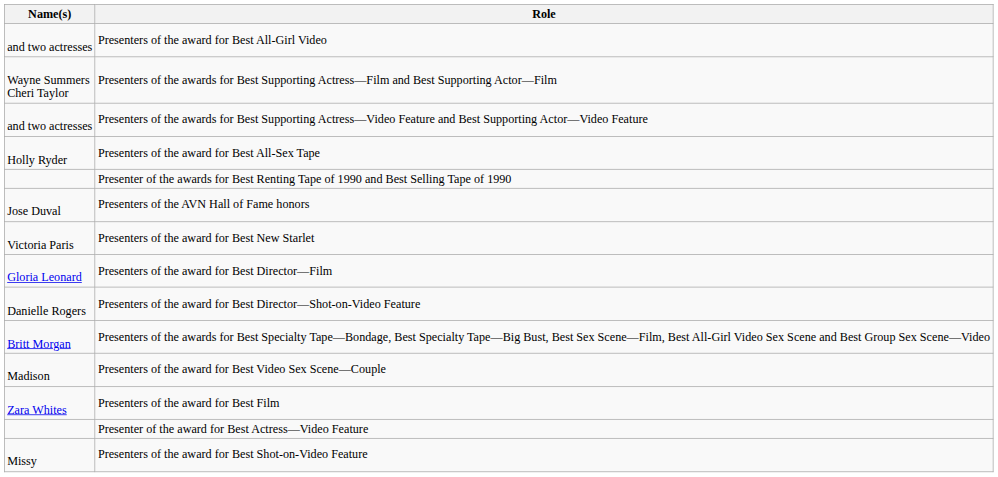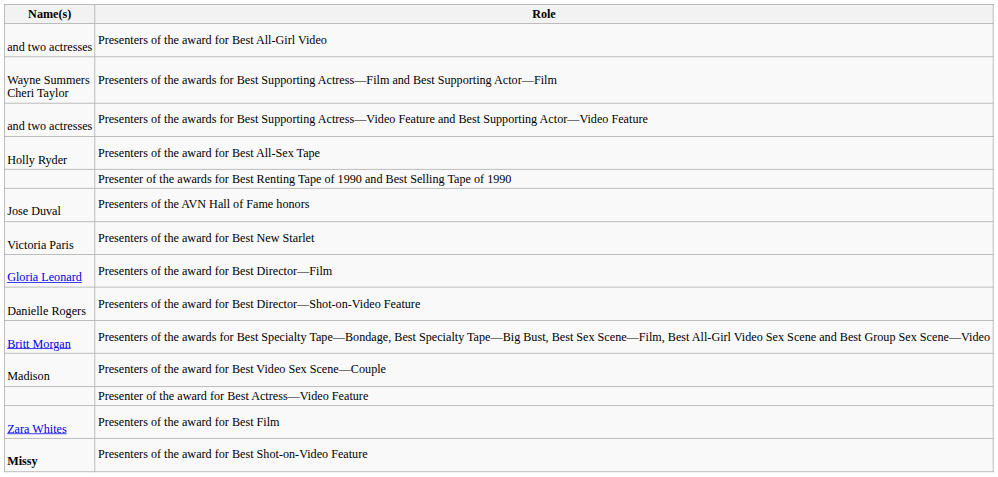rows swapped: (233, 429) <-> (189, 402)
(22, 461) normal -> (22, 461) bold
